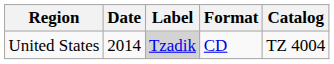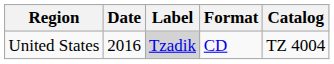(124, 44) 2014 -> (124, 44) 2016
